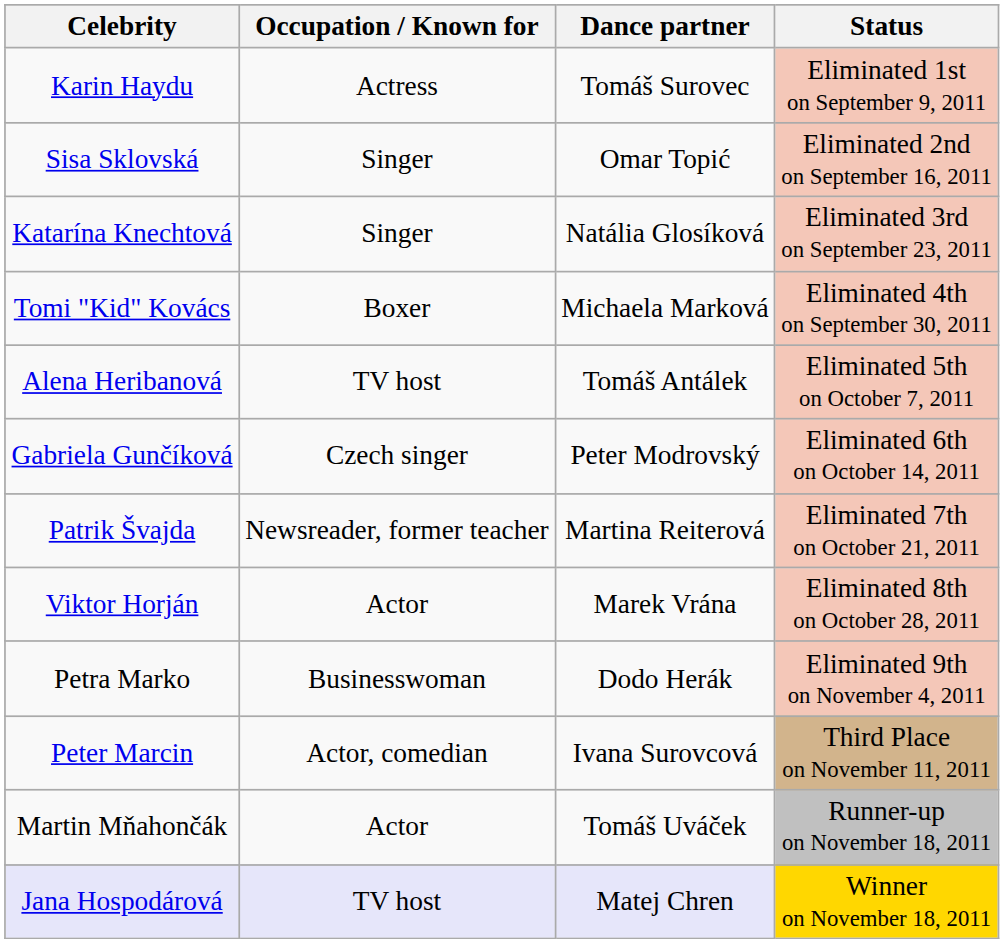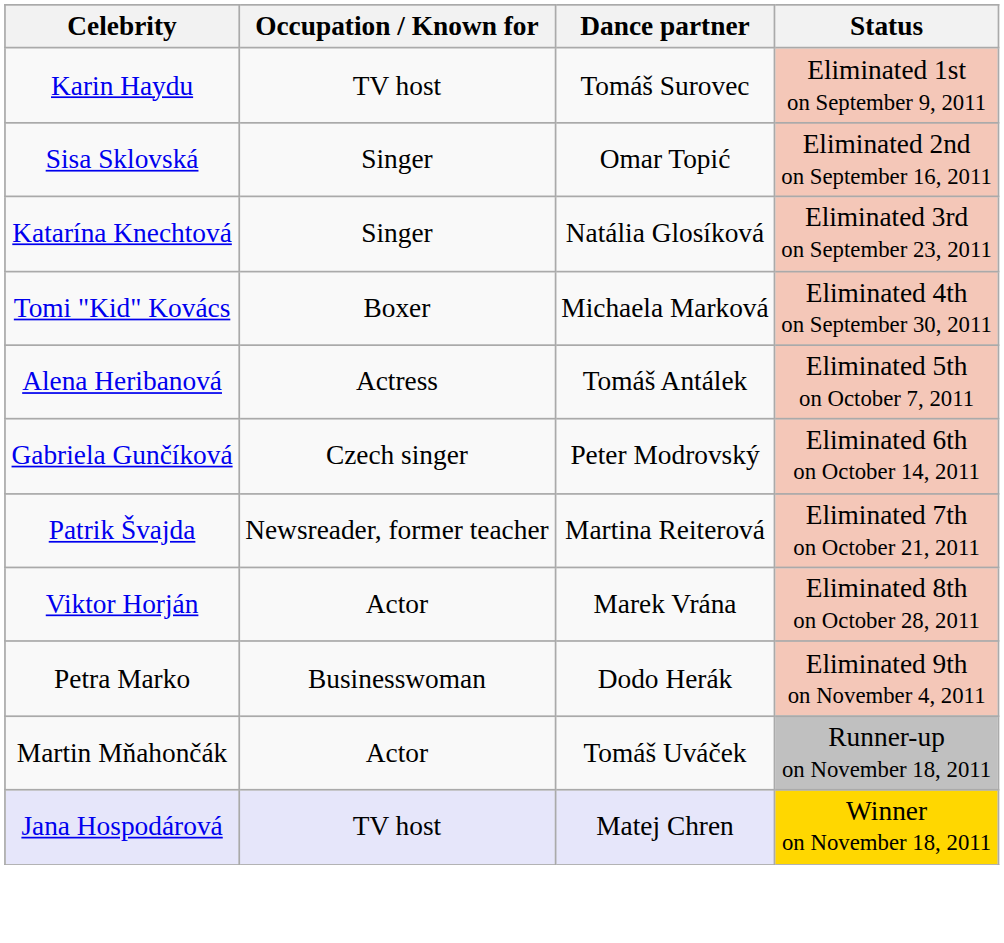(397, 84) Actress -> (397, 84) TV host
(397, 381) TV host -> (397, 381) Actress
- row: (122, 752)
